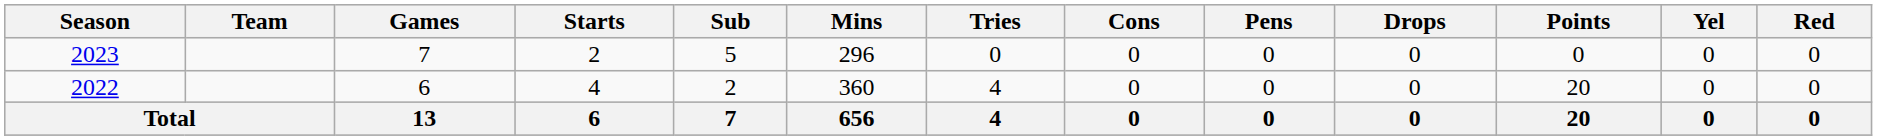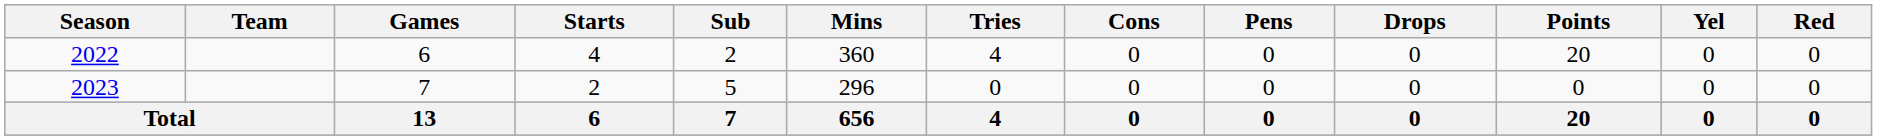rows swapped: (95, 86) <-> (95, 53)
